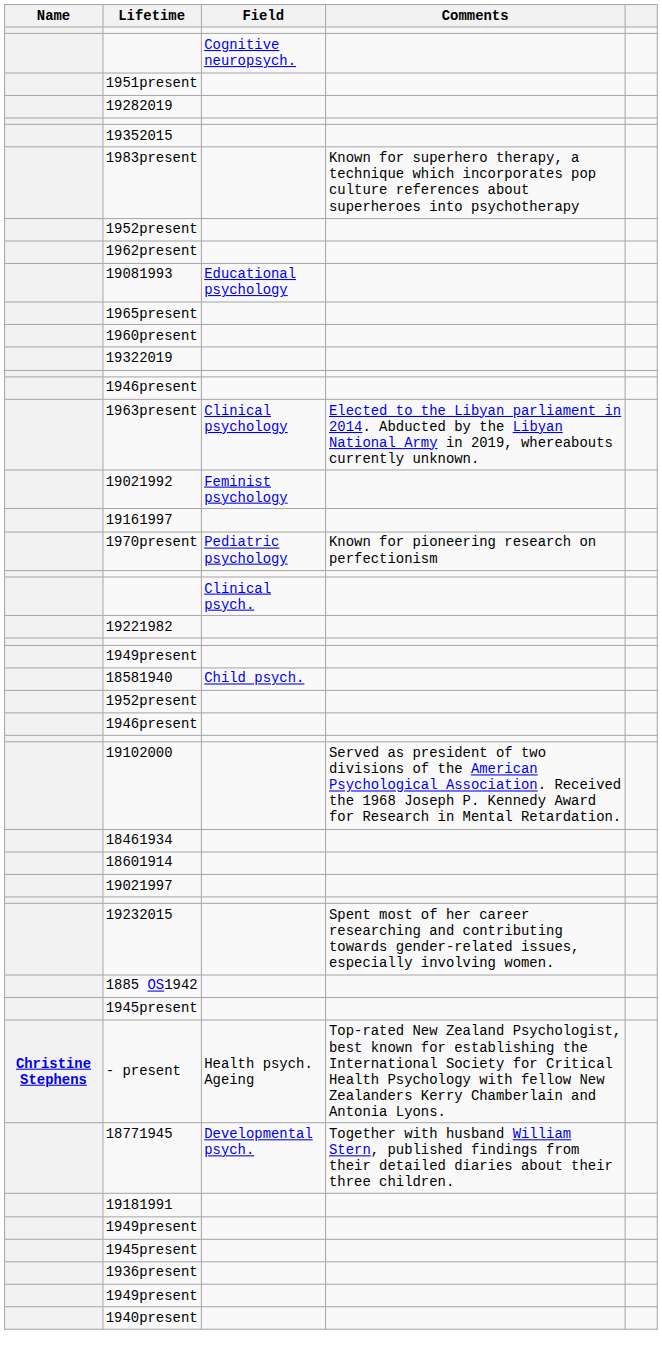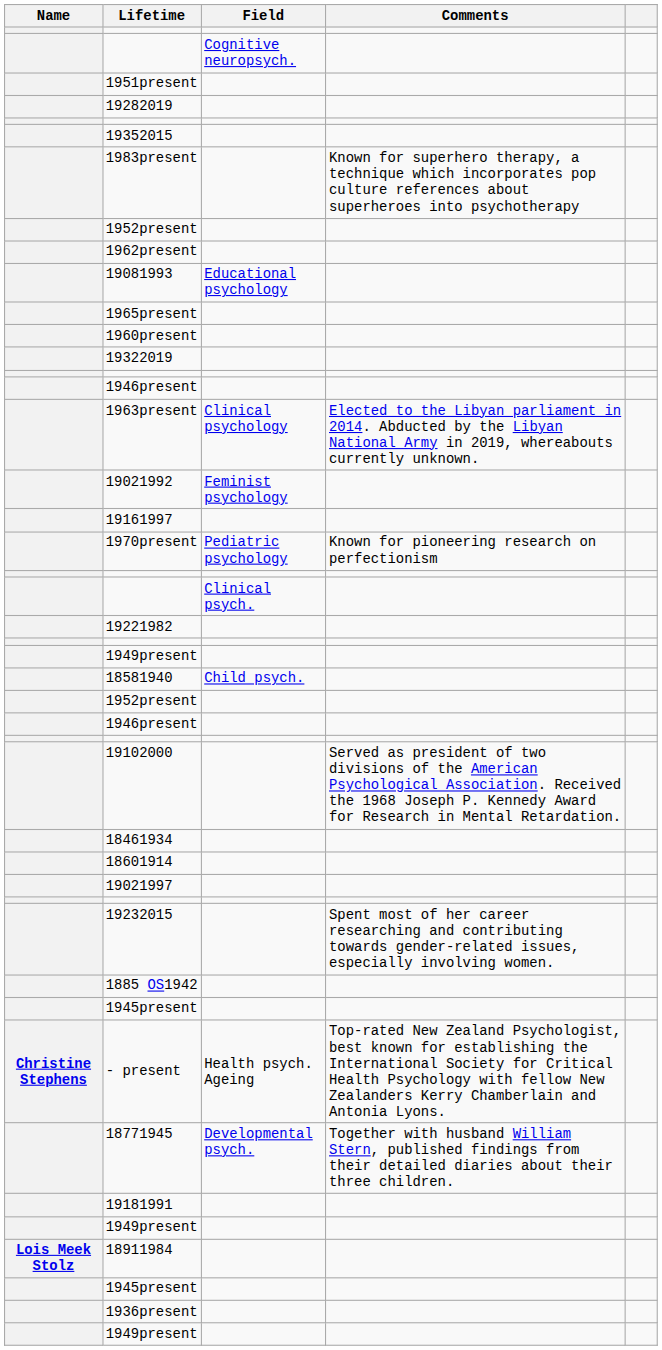+ row: (139, 1250)
- row: (152, 1318)
